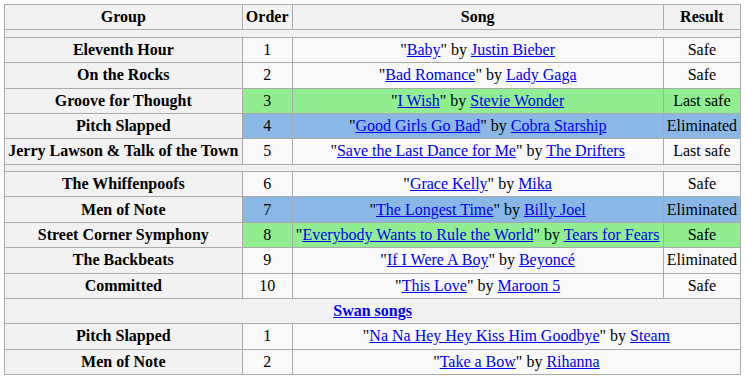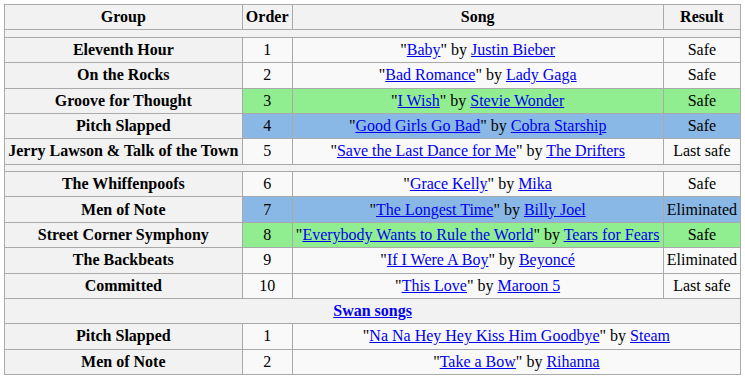(702, 100) Last safe -> (702, 100) Safe
(702, 126) Eliminated -> (702, 126) Safe
(702, 285) Safe -> (702, 285) Last safe
